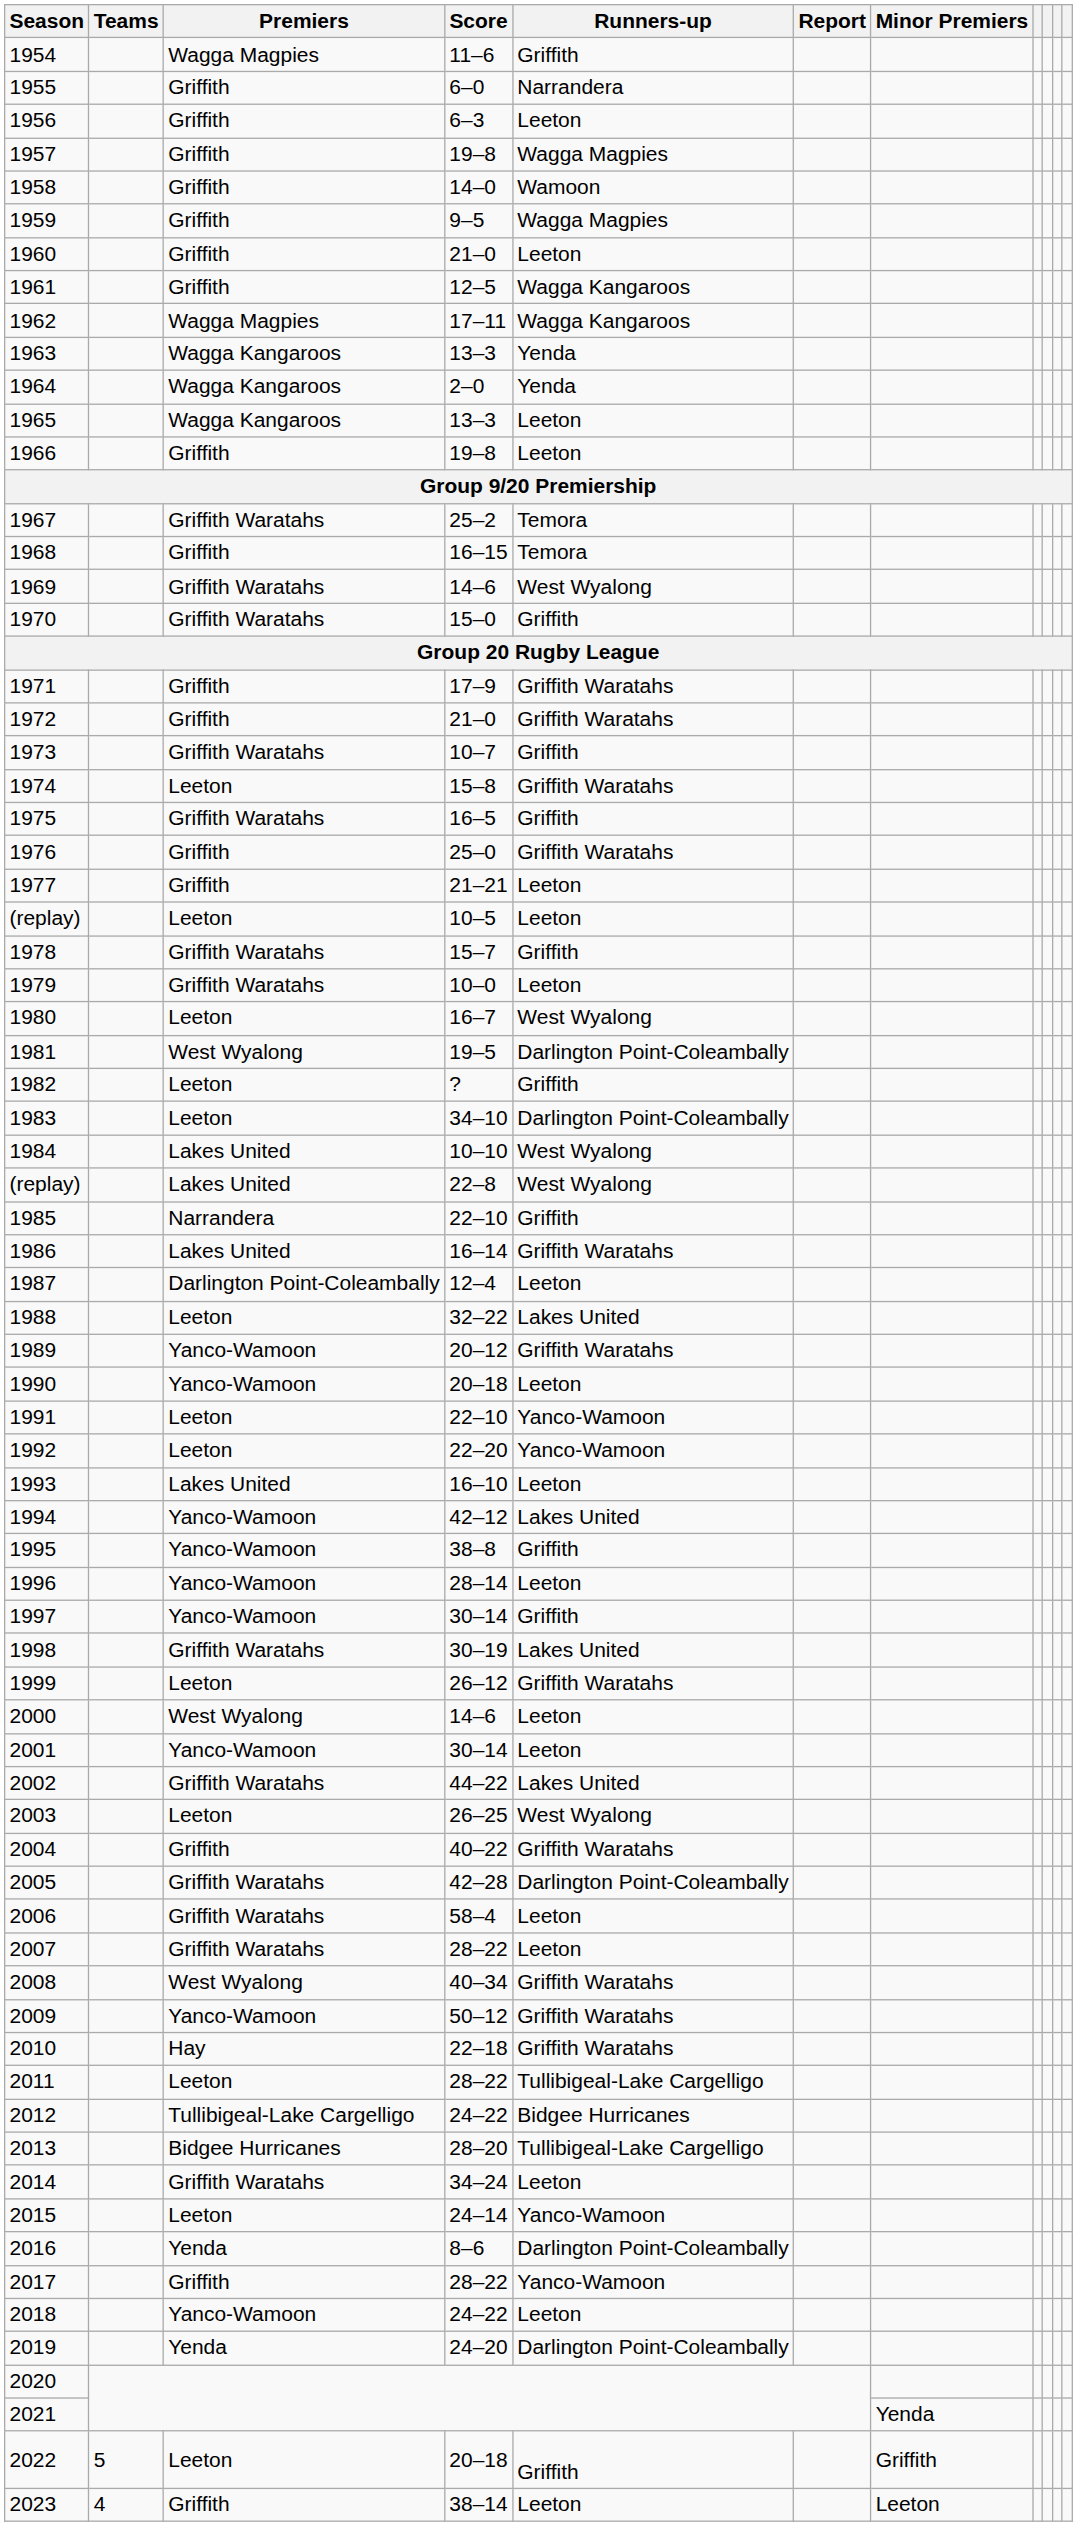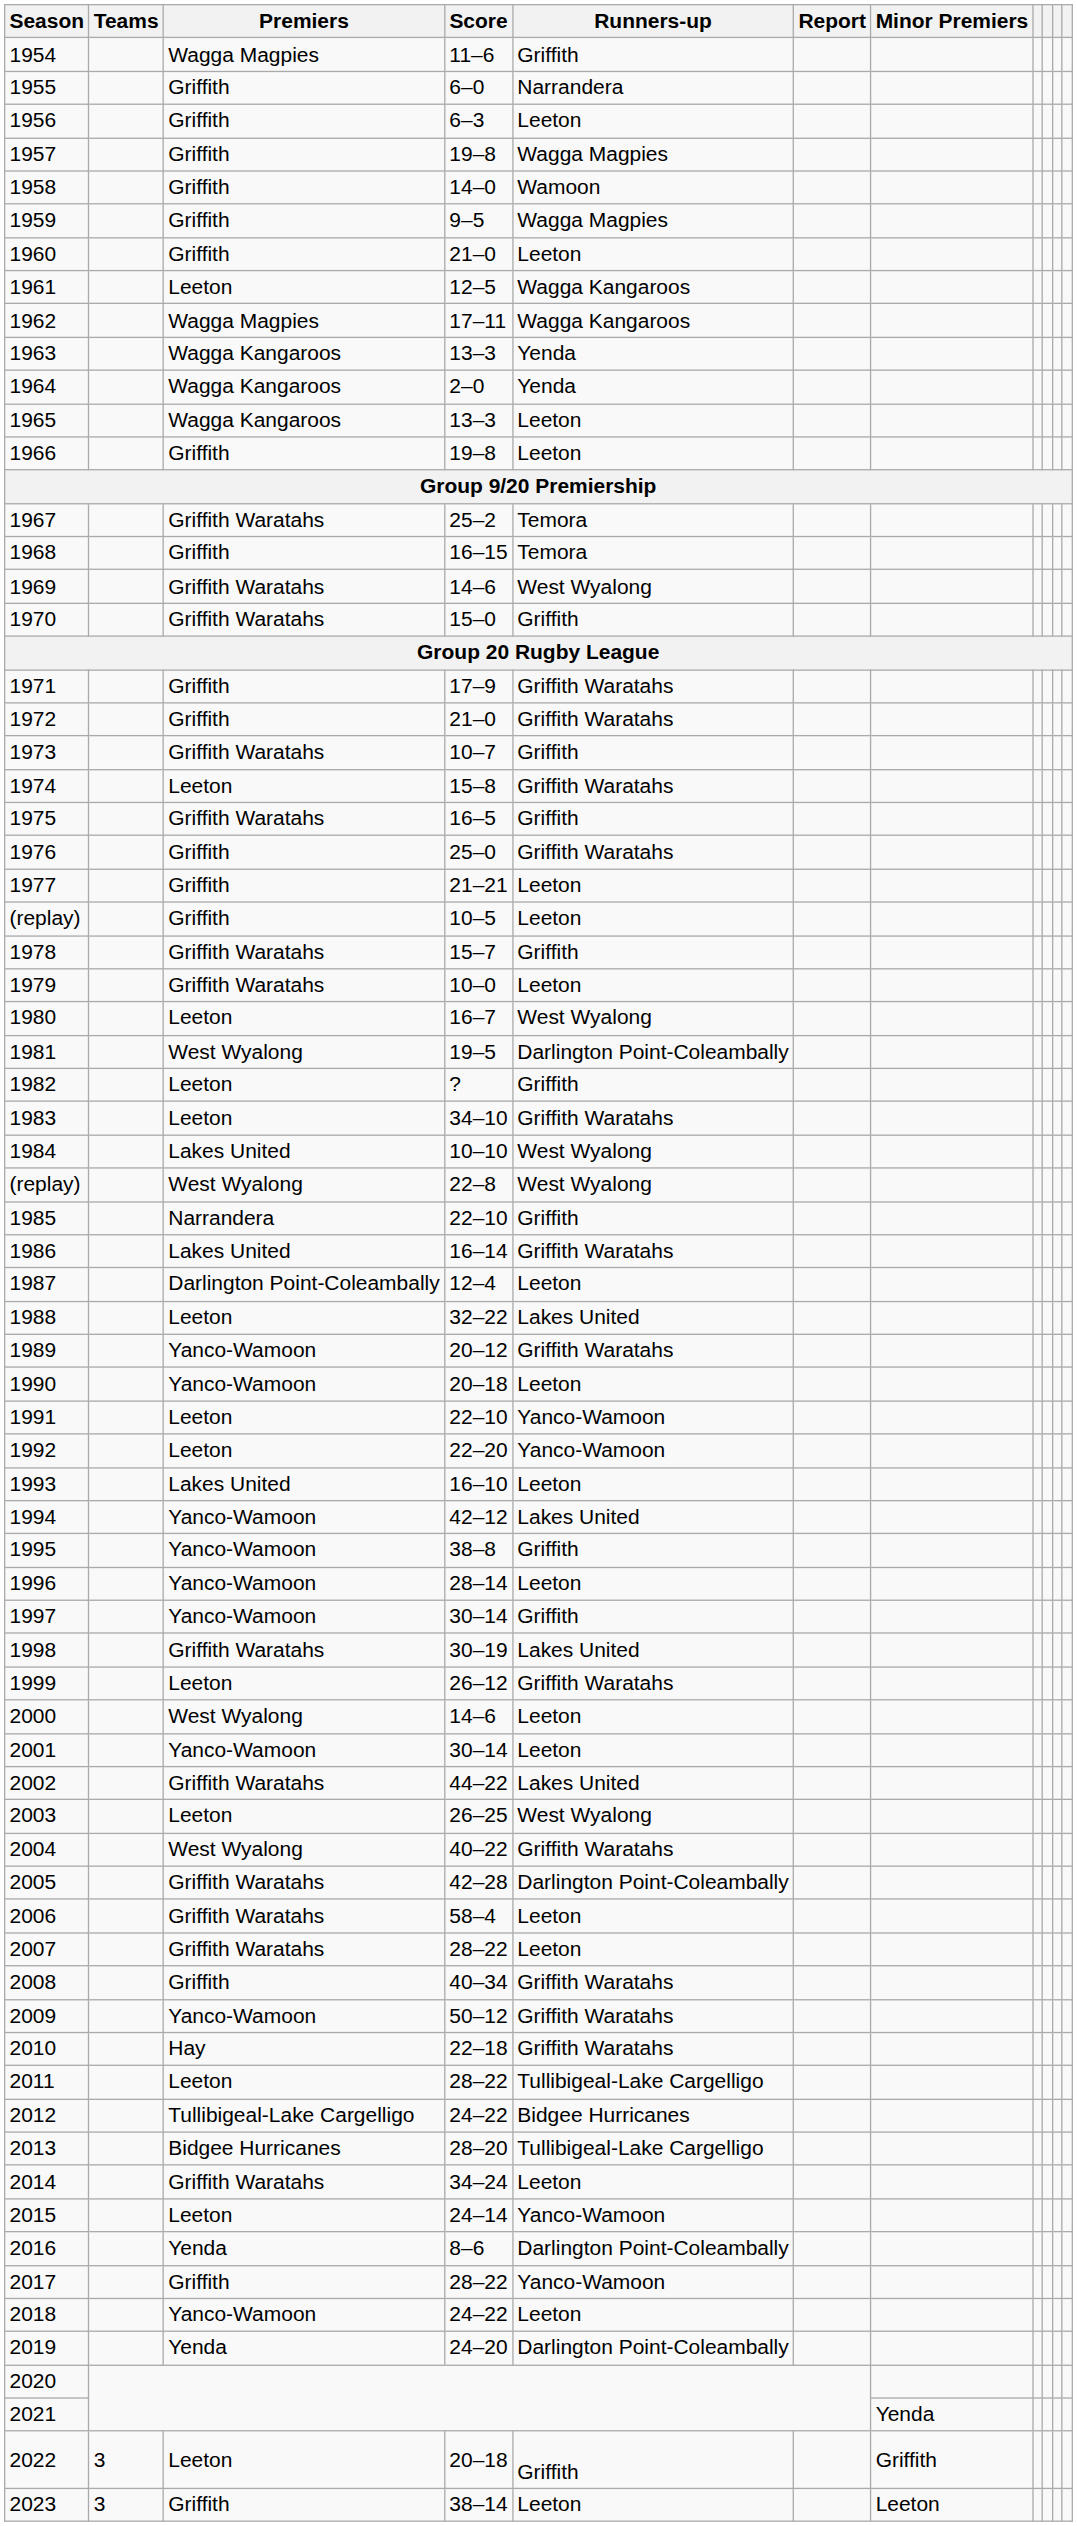(199, 287) Griffith -> (200, 287) Leeton
(200, 918) Leeton -> (199, 918) Griffith
(653, 1118) Darlington Point-Coleambally -> (595, 1118) Griffith Waratahs
(229, 1184) Lakes United -> (236, 1184) West Wyalong
(199, 1849) Griffith -> (236, 1849) West Wyalong
(236, 1982) West Wyalong -> (199, 1982) Griffith
(100, 2459) 5 -> (100, 2459) 3
(100, 2504) 4 -> (100, 2504) 3
